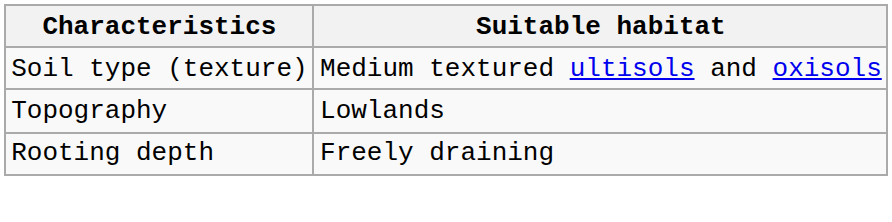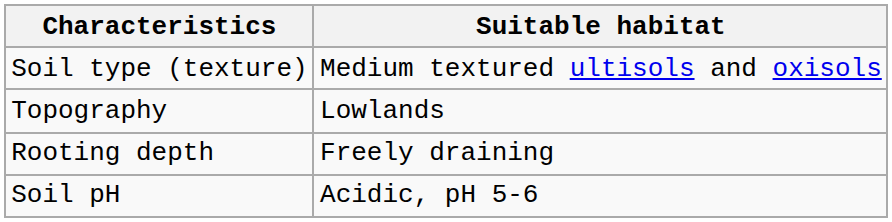+ row: (66, 196)
